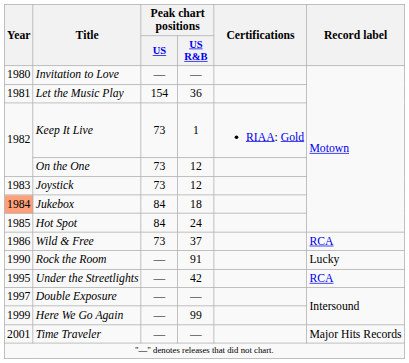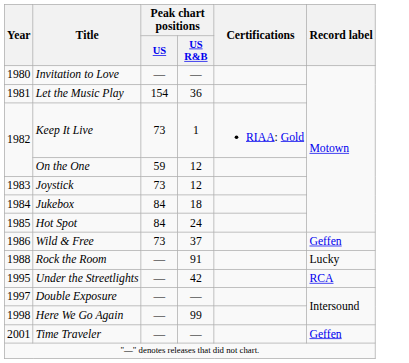(159, 167) 73 -> (159, 167) 59
(19, 204) lightsalmon background -> (19, 204) no background
(321, 241) RCA -> (326, 241) Geffen
(19, 259) 1990 -> (19, 259) 1988
(19, 315) 1999 -> (19, 315) 1998
(356, 333) Major Hits Records -> (326, 333) Geffen
